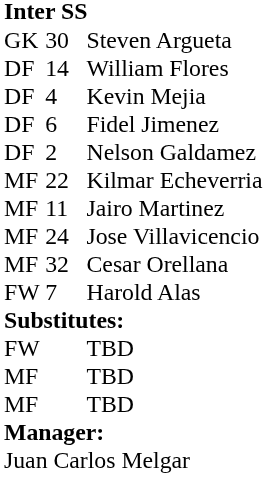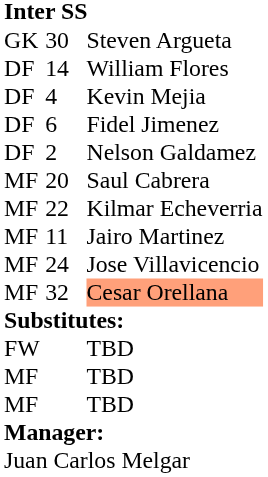+ row: (21, 180)
(157, 264) no background -> (157, 292) lightsalmon background
- row: (22, 292)
